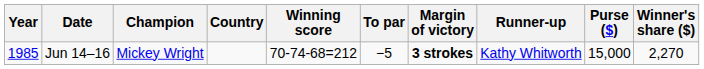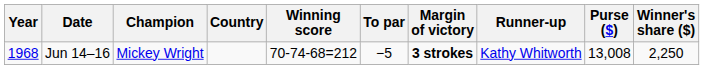(23, 53) 1985 -> (23, 53) 1968
(609, 53) 15,000 -> (609, 53) 13,008
(666, 53) 2,270 -> (666, 53) 2,250
